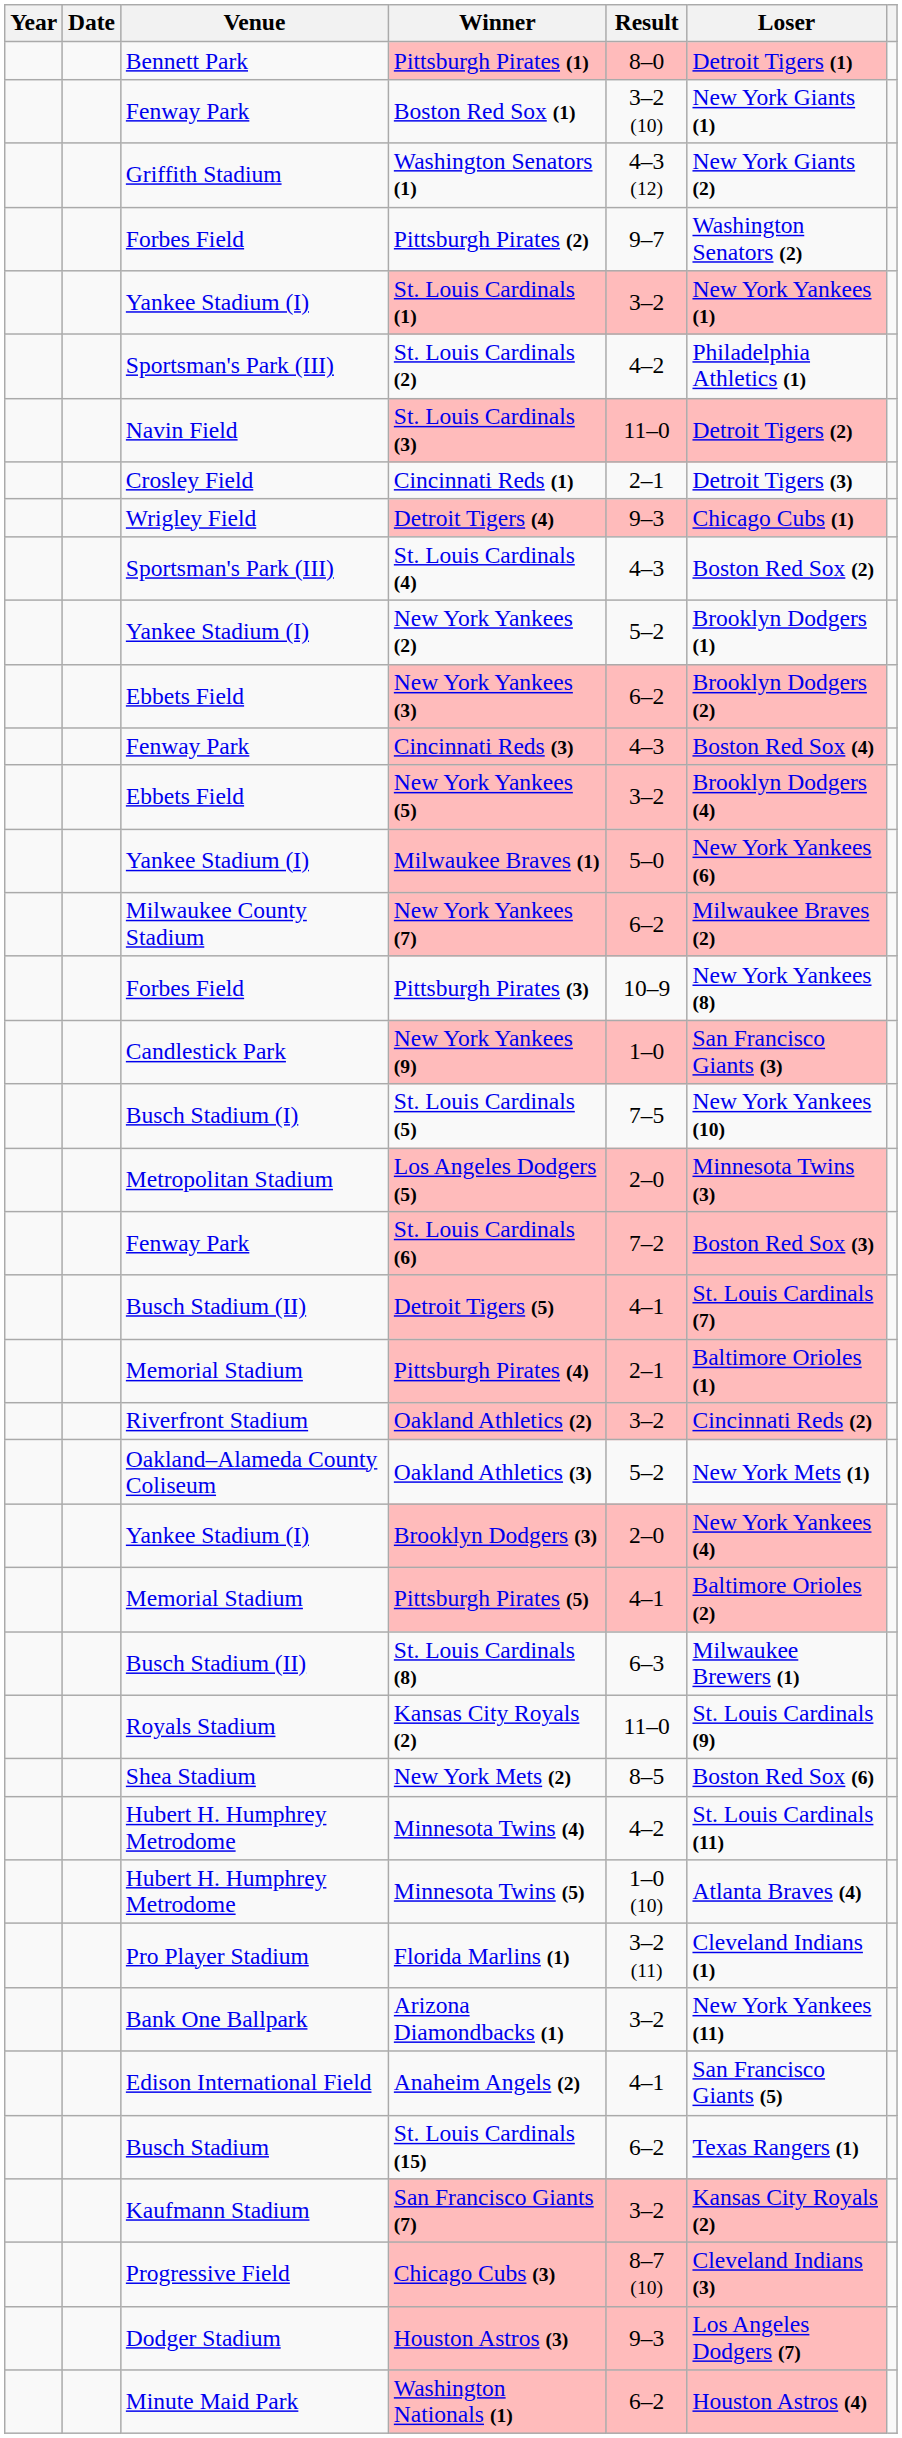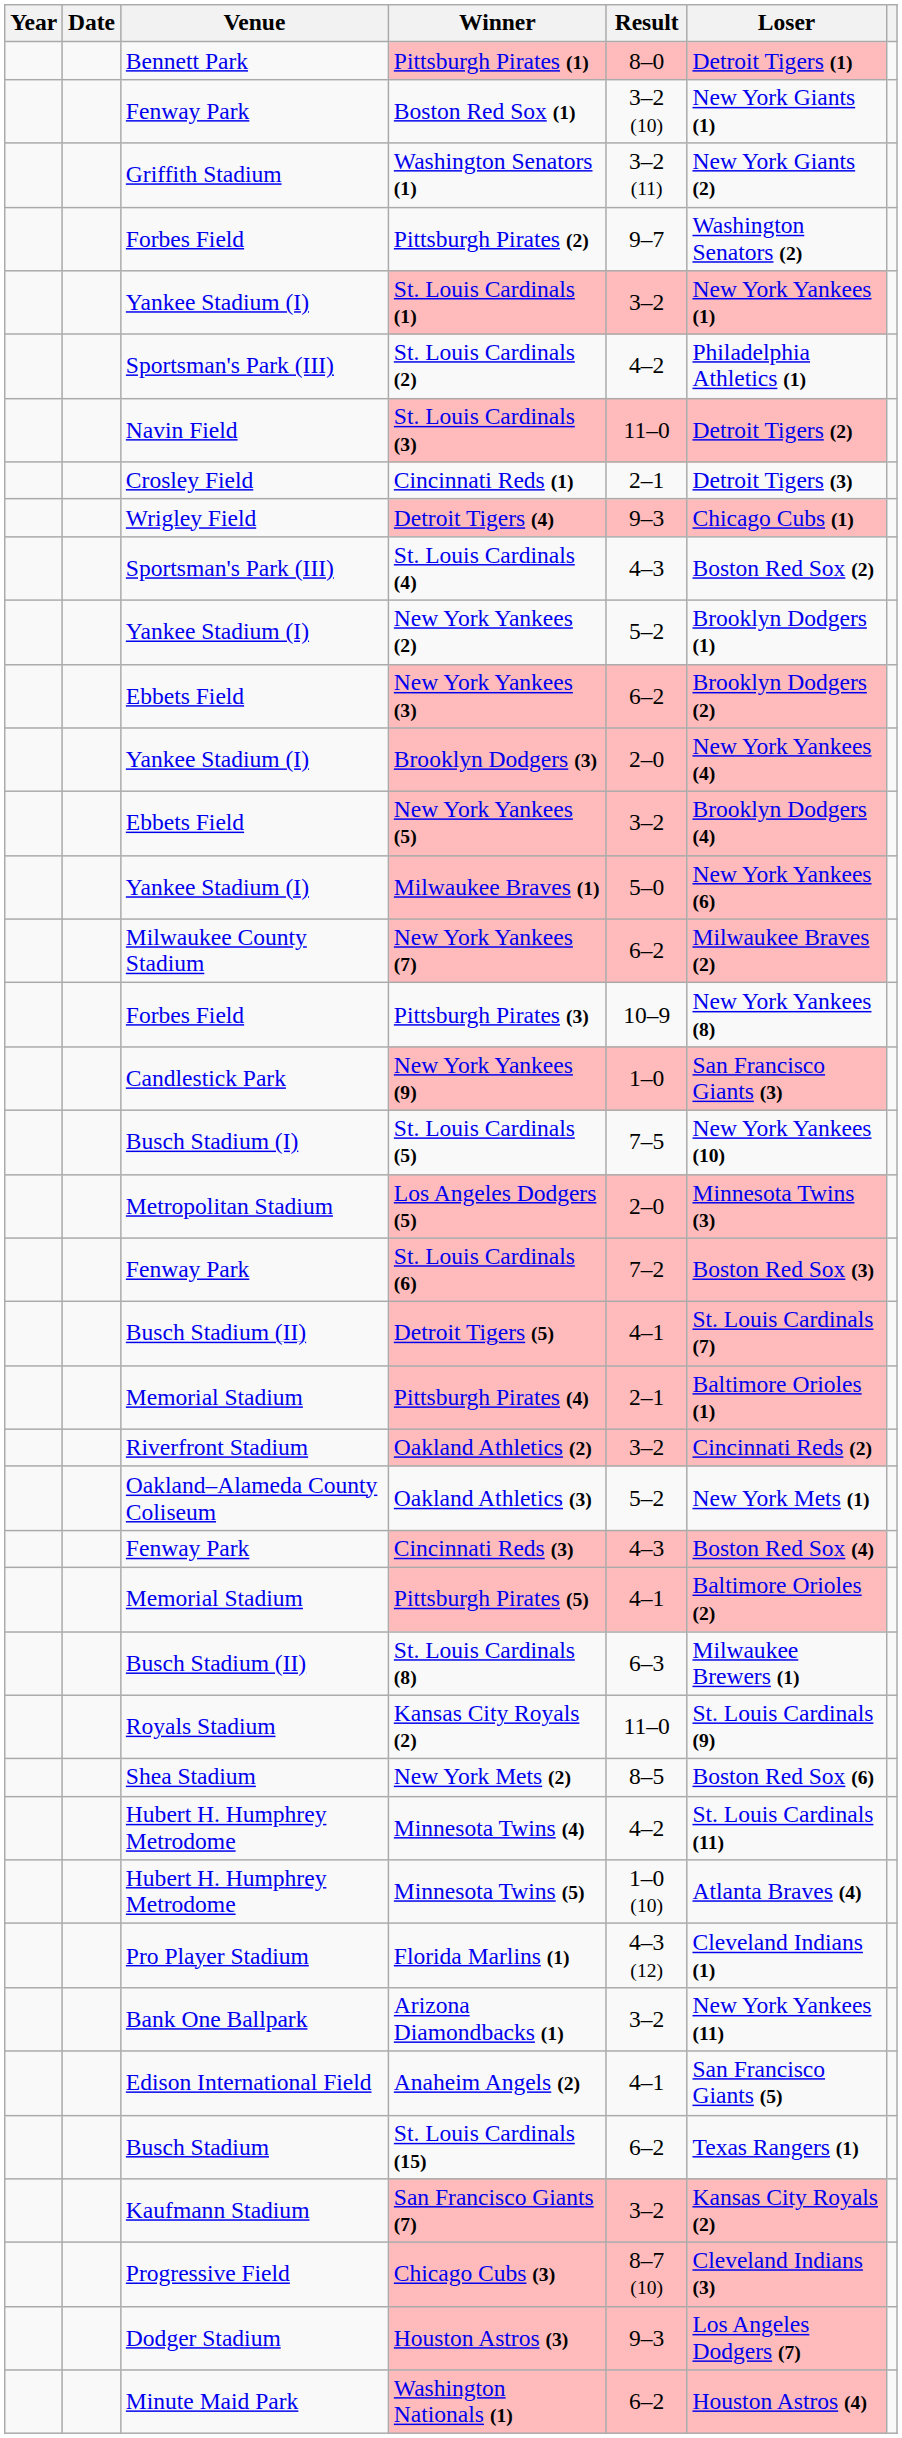(647, 174) 4–3 (12) -> (647, 174) 3–2 (11)
rows swapped: (495, 1535) <-> (484, 746)
(647, 1955) 3–2 (11) -> (647, 1955) 4–3 (12)
